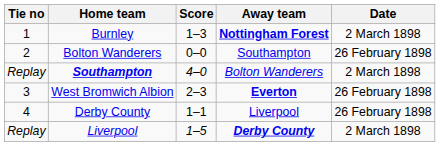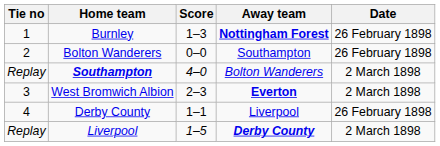(383, 33) 2 March 1898 -> (383, 33) 26 February 1898
(383, 92) 26 February 1898 -> (383, 92) 2 March 1898
